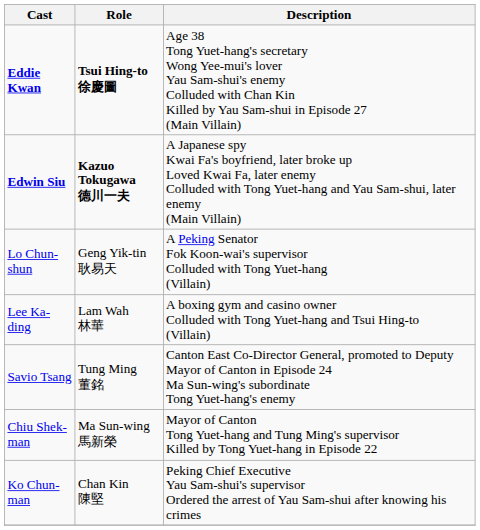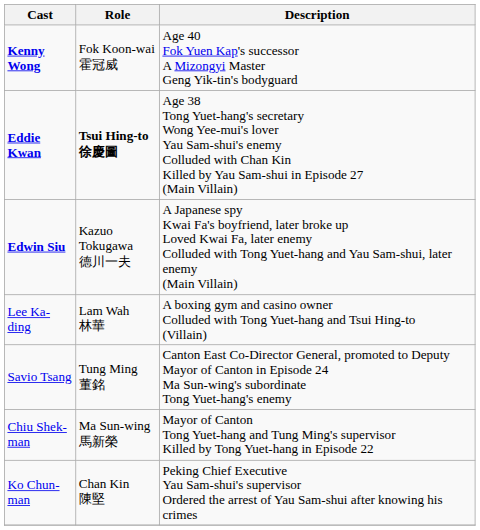+ row: (26, 57)
(107, 181) bold -> (106, 246) normal
- row: (33, 261)
